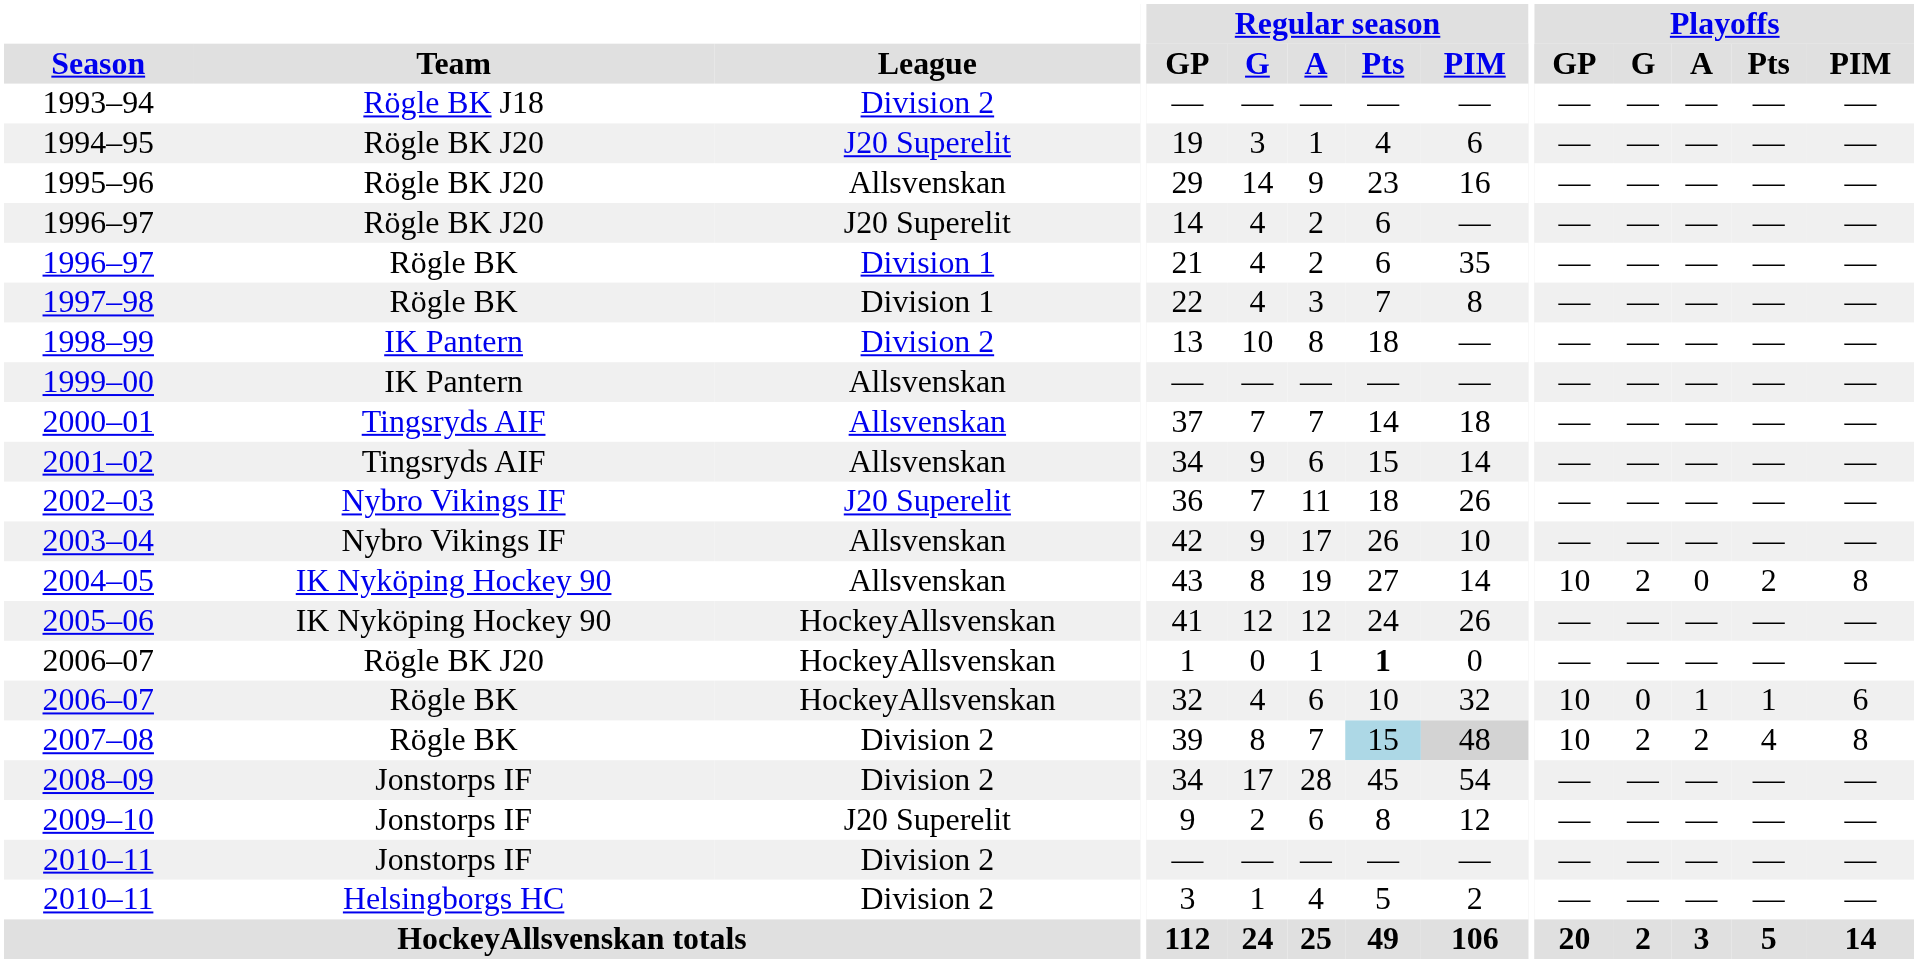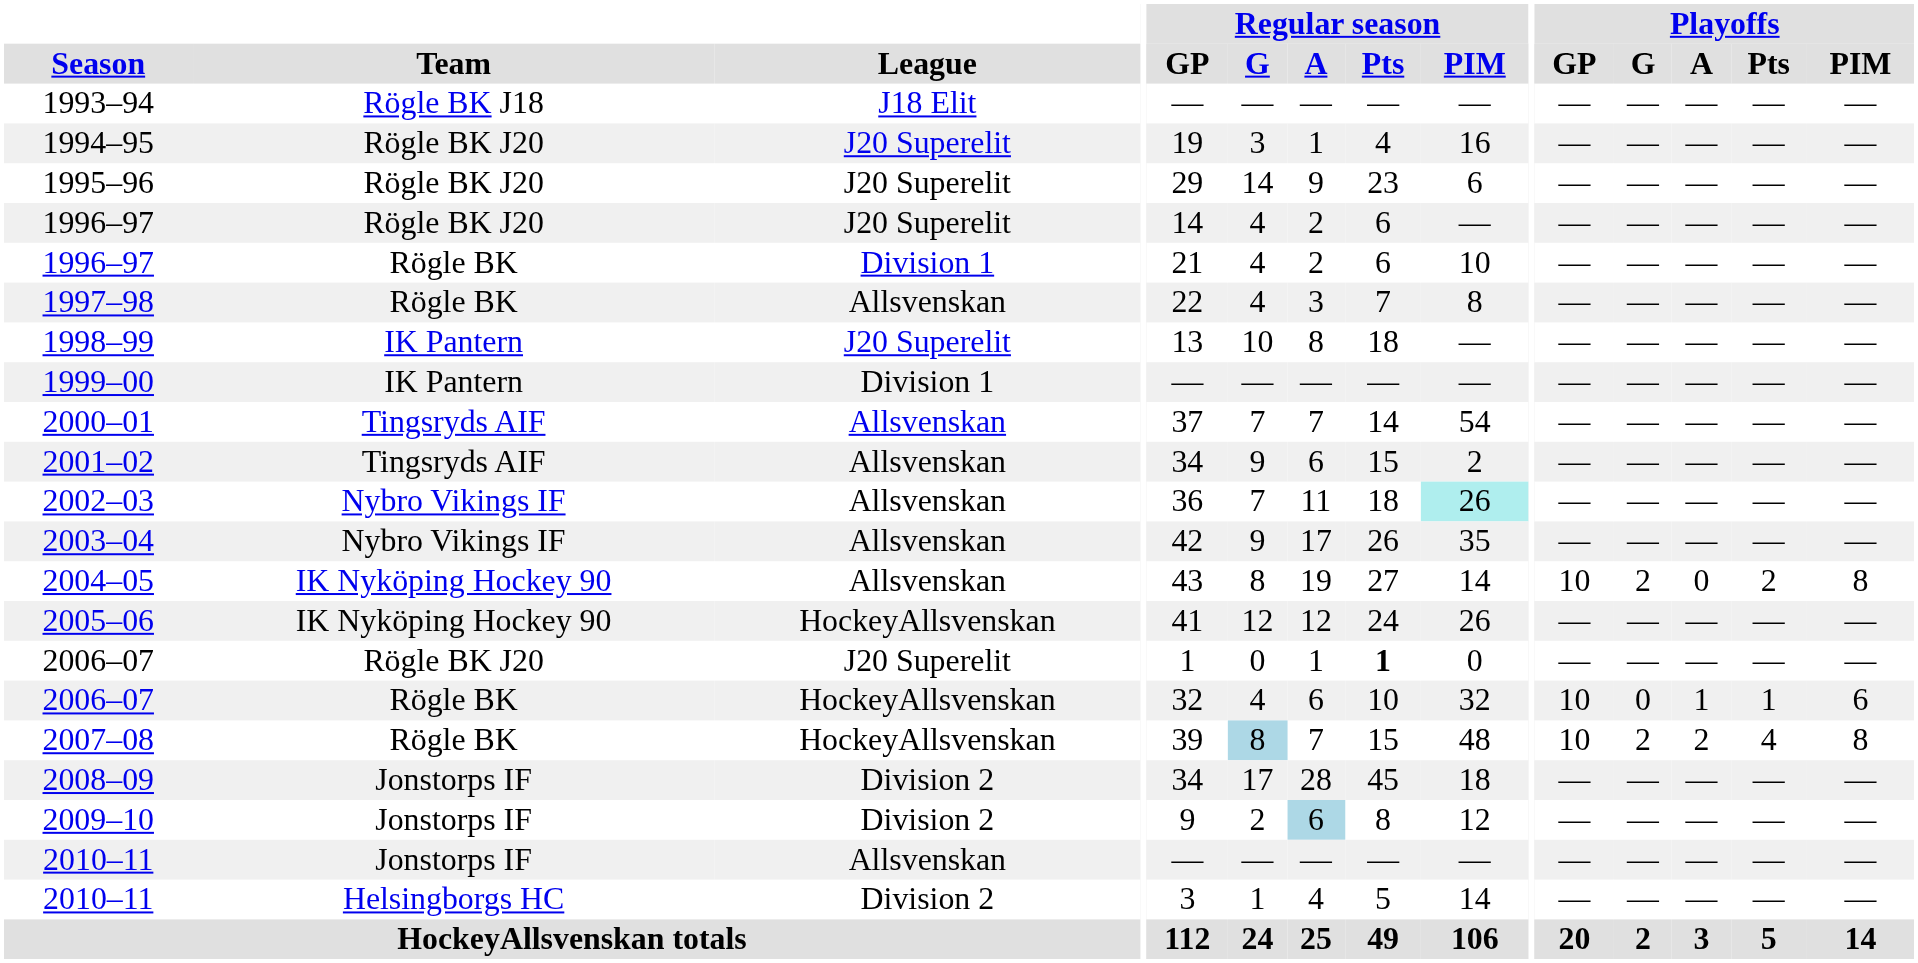(927, 103) Division 2 -> (927, 103) J18 Elit
(1475, 142) 6 -> (1475, 142) 16
(927, 182) Allsvenskan -> (927, 182) J20 Superelit
(1475, 182) 16 -> (1475, 182) 6
(1475, 262) 35 -> (1475, 262) 10
(927, 302) Division 1 -> (927, 302) Allsvenskan
(927, 341) Division 2 -> (927, 341) J20 Superelit
(927, 381) Allsvenskan -> (927, 381) Division 1
(1475, 421) 18 -> (1475, 421) 54
(1475, 461) 14 -> (1475, 461) 2
(927, 501) J20 Superelit -> (927, 501) Allsvenskan
(1475, 501) no background -> (1475, 501) paleturquoise background
(1475, 540) 10 -> (1475, 540) 35
(927, 660) HockeyAllsvenskan -> (927, 660) J20 Superelit
(927, 739) Division 2 -> (927, 739) HockeyAllsvenskan
(1257, 739) no background -> (1257, 739) lightblue background
(1383, 739) lightblue background -> (1383, 739) no background
(1475, 739) lightgrey background -> (1475, 739) no background
(1475, 779) 54 -> (1475, 779) 18
(927, 819) J20 Superelit -> (927, 819) Division 2
(1316, 819) no background -> (1316, 819) lightblue background
(927, 859) Division 2 -> (927, 859) Allsvenskan
(1475, 899) 2 -> (1475, 899) 14
